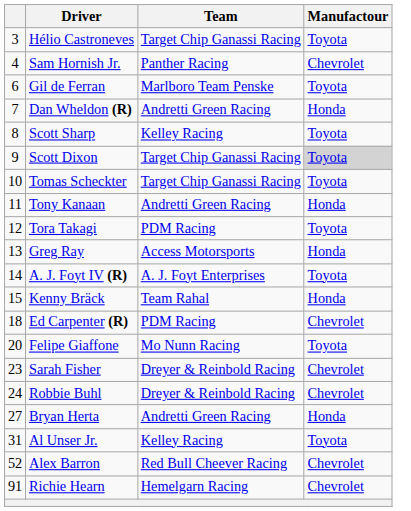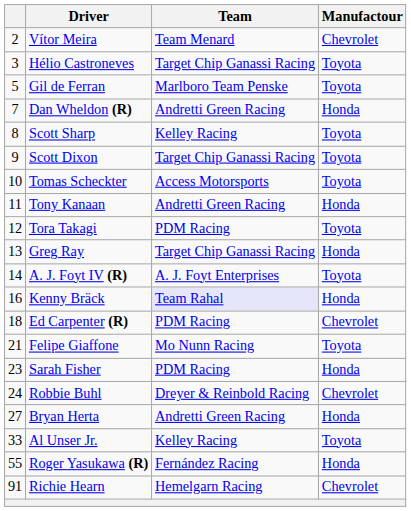+ row: (63, 39)
- row: (75, 62)
(15, 86) 6 -> (15, 86) 5
(327, 157) lightgrey background -> (342, 157) no background
(221, 180) Target Chip Ganassi Racing -> (212, 180) Access Motorsports
(198, 251) Access Motorsports -> (235, 251) Target Chip Ganassi Racing
(15, 298) 15 -> (15, 298) 16
(175, 298) no background -> (189, 298) lavender background
(15, 345) 20 -> (15, 345) 21
(218, 369) Dreyer & Reinbold Racing -> (193, 369) PDM Racing
(336, 369) Chevrolet -> (341, 369) Honda
(15, 439) 31 -> (15, 439) 33
- row: (64, 463)
+ row: (89, 463)
